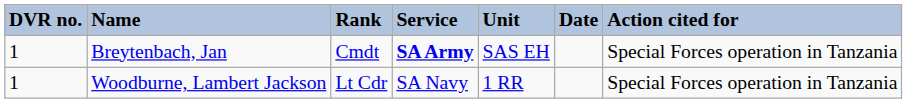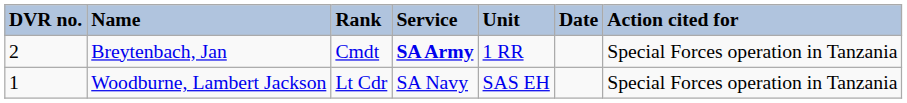(14, 51) 1 -> (14, 51) 2
(516, 51) SAS EH -> (503, 51) 1 RR
(503, 82) 1 RR -> (516, 82) SAS EH
